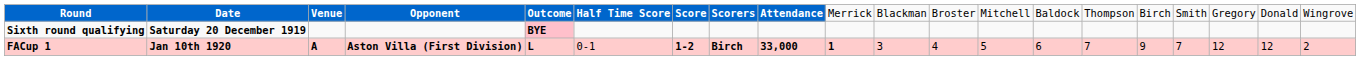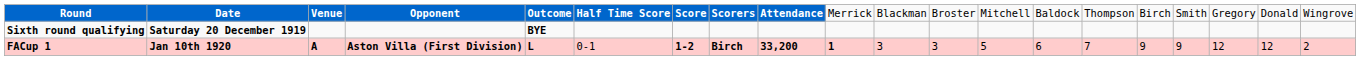(537, 30) pink background -> (537, 30) no background
(779, 47) 33,000 -> (779, 47) 33,200
(935, 47) 4 -> (935, 47) 3
(1179, 47) 7 -> (1179, 47) 9
